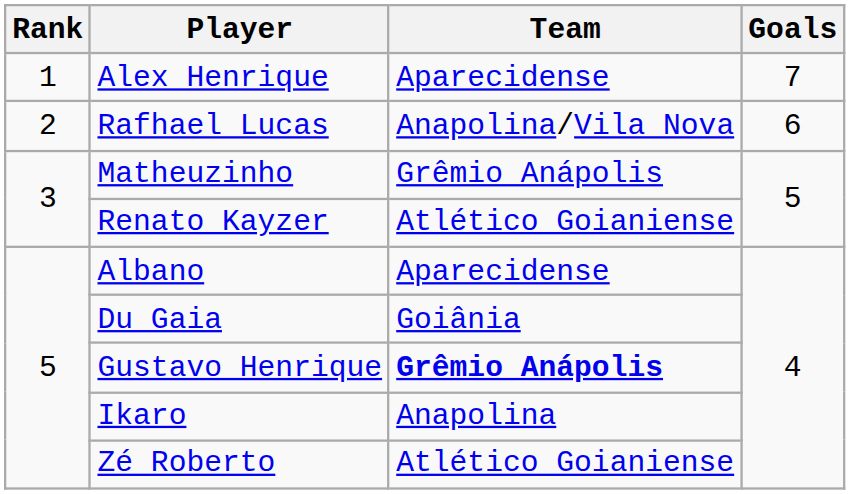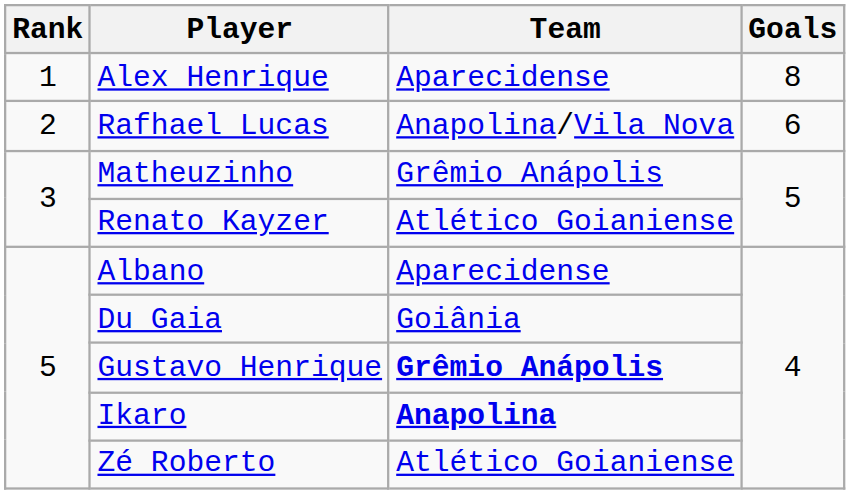(793, 78) 7 -> (793, 78) 8
(476, 416) normal -> (476, 416) bold
